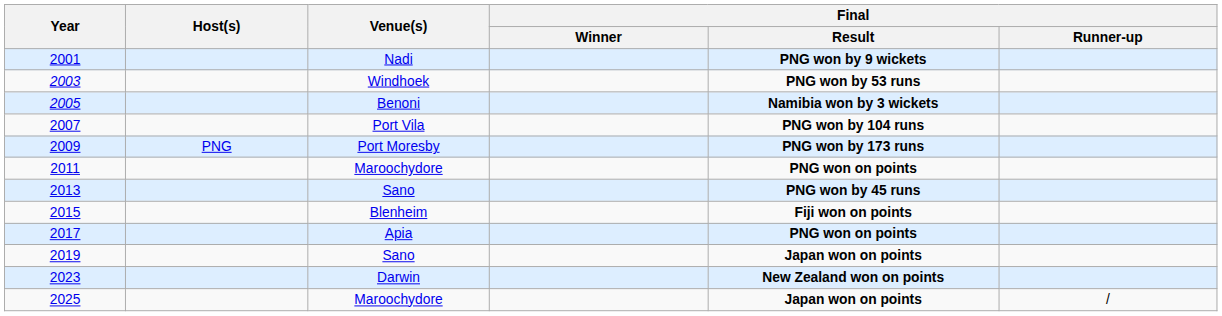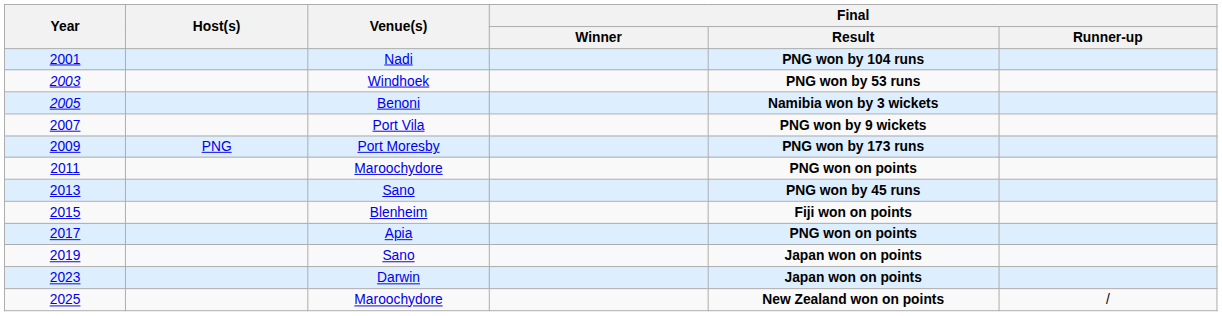(853, 59) PNG won by 9 wickets -> (853, 59) PNG won by 104 runs
(853, 125) PNG won by 104 runs -> (853, 125) PNG won by 9 wickets
(853, 278) New Zealand won on points -> (853, 278) Japan won on points
(853, 300) Japan won on points -> (853, 300) New Zealand won on points
